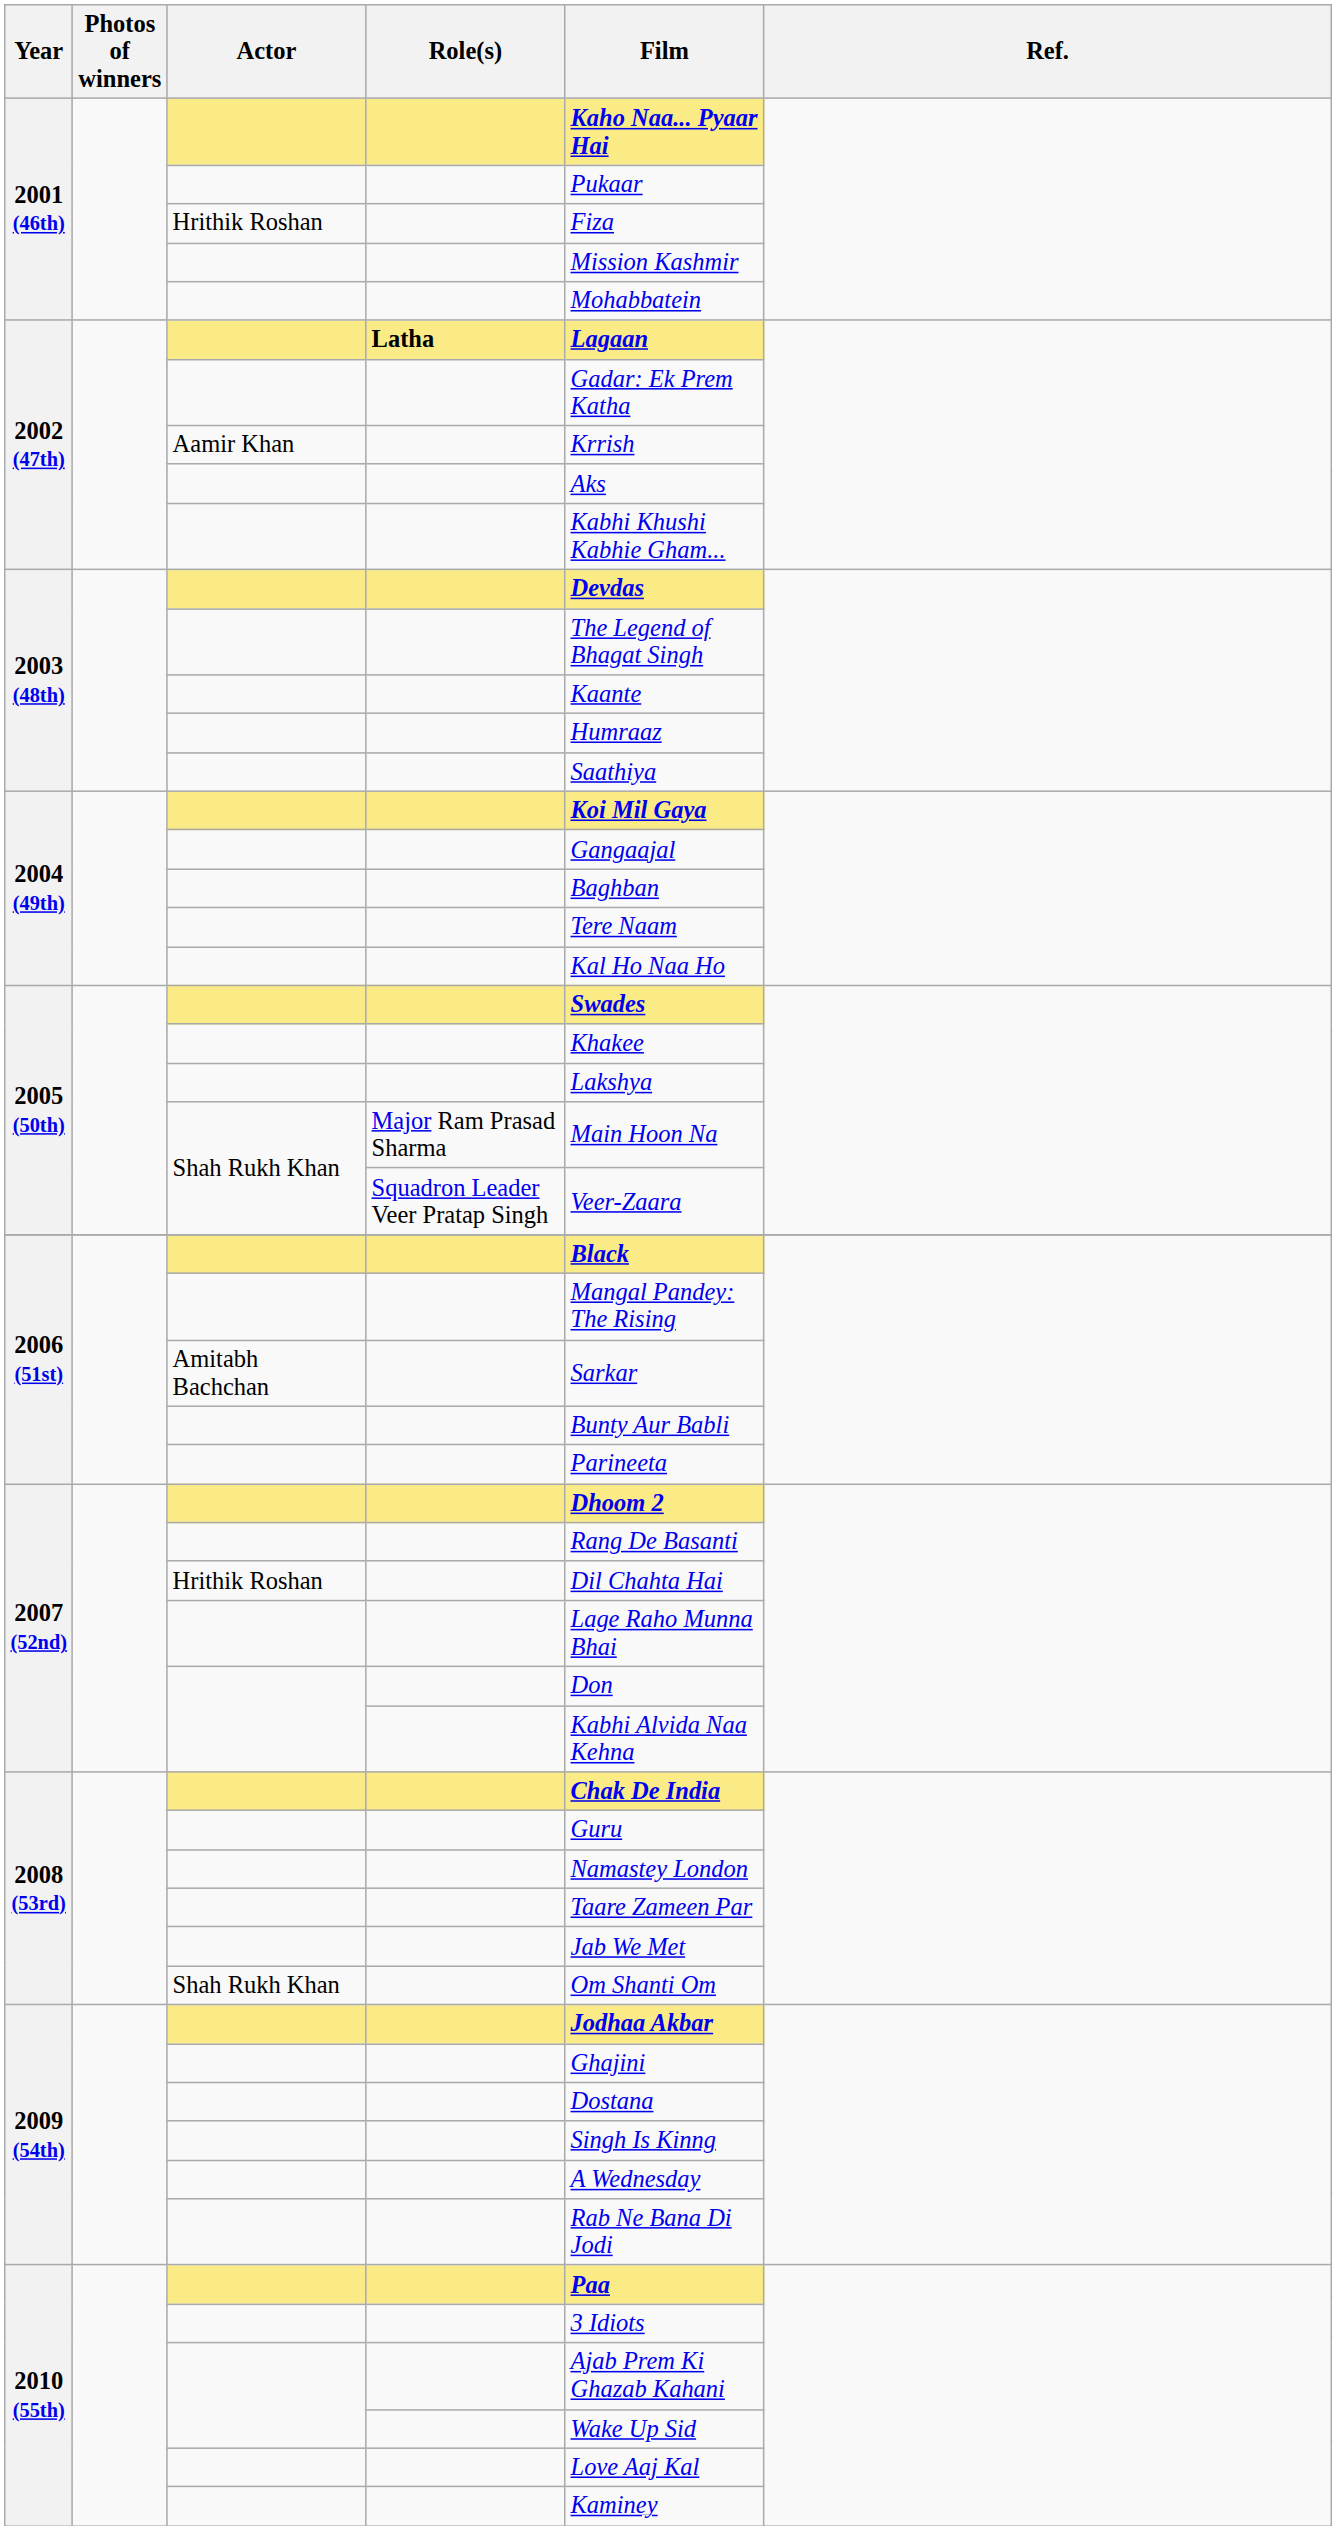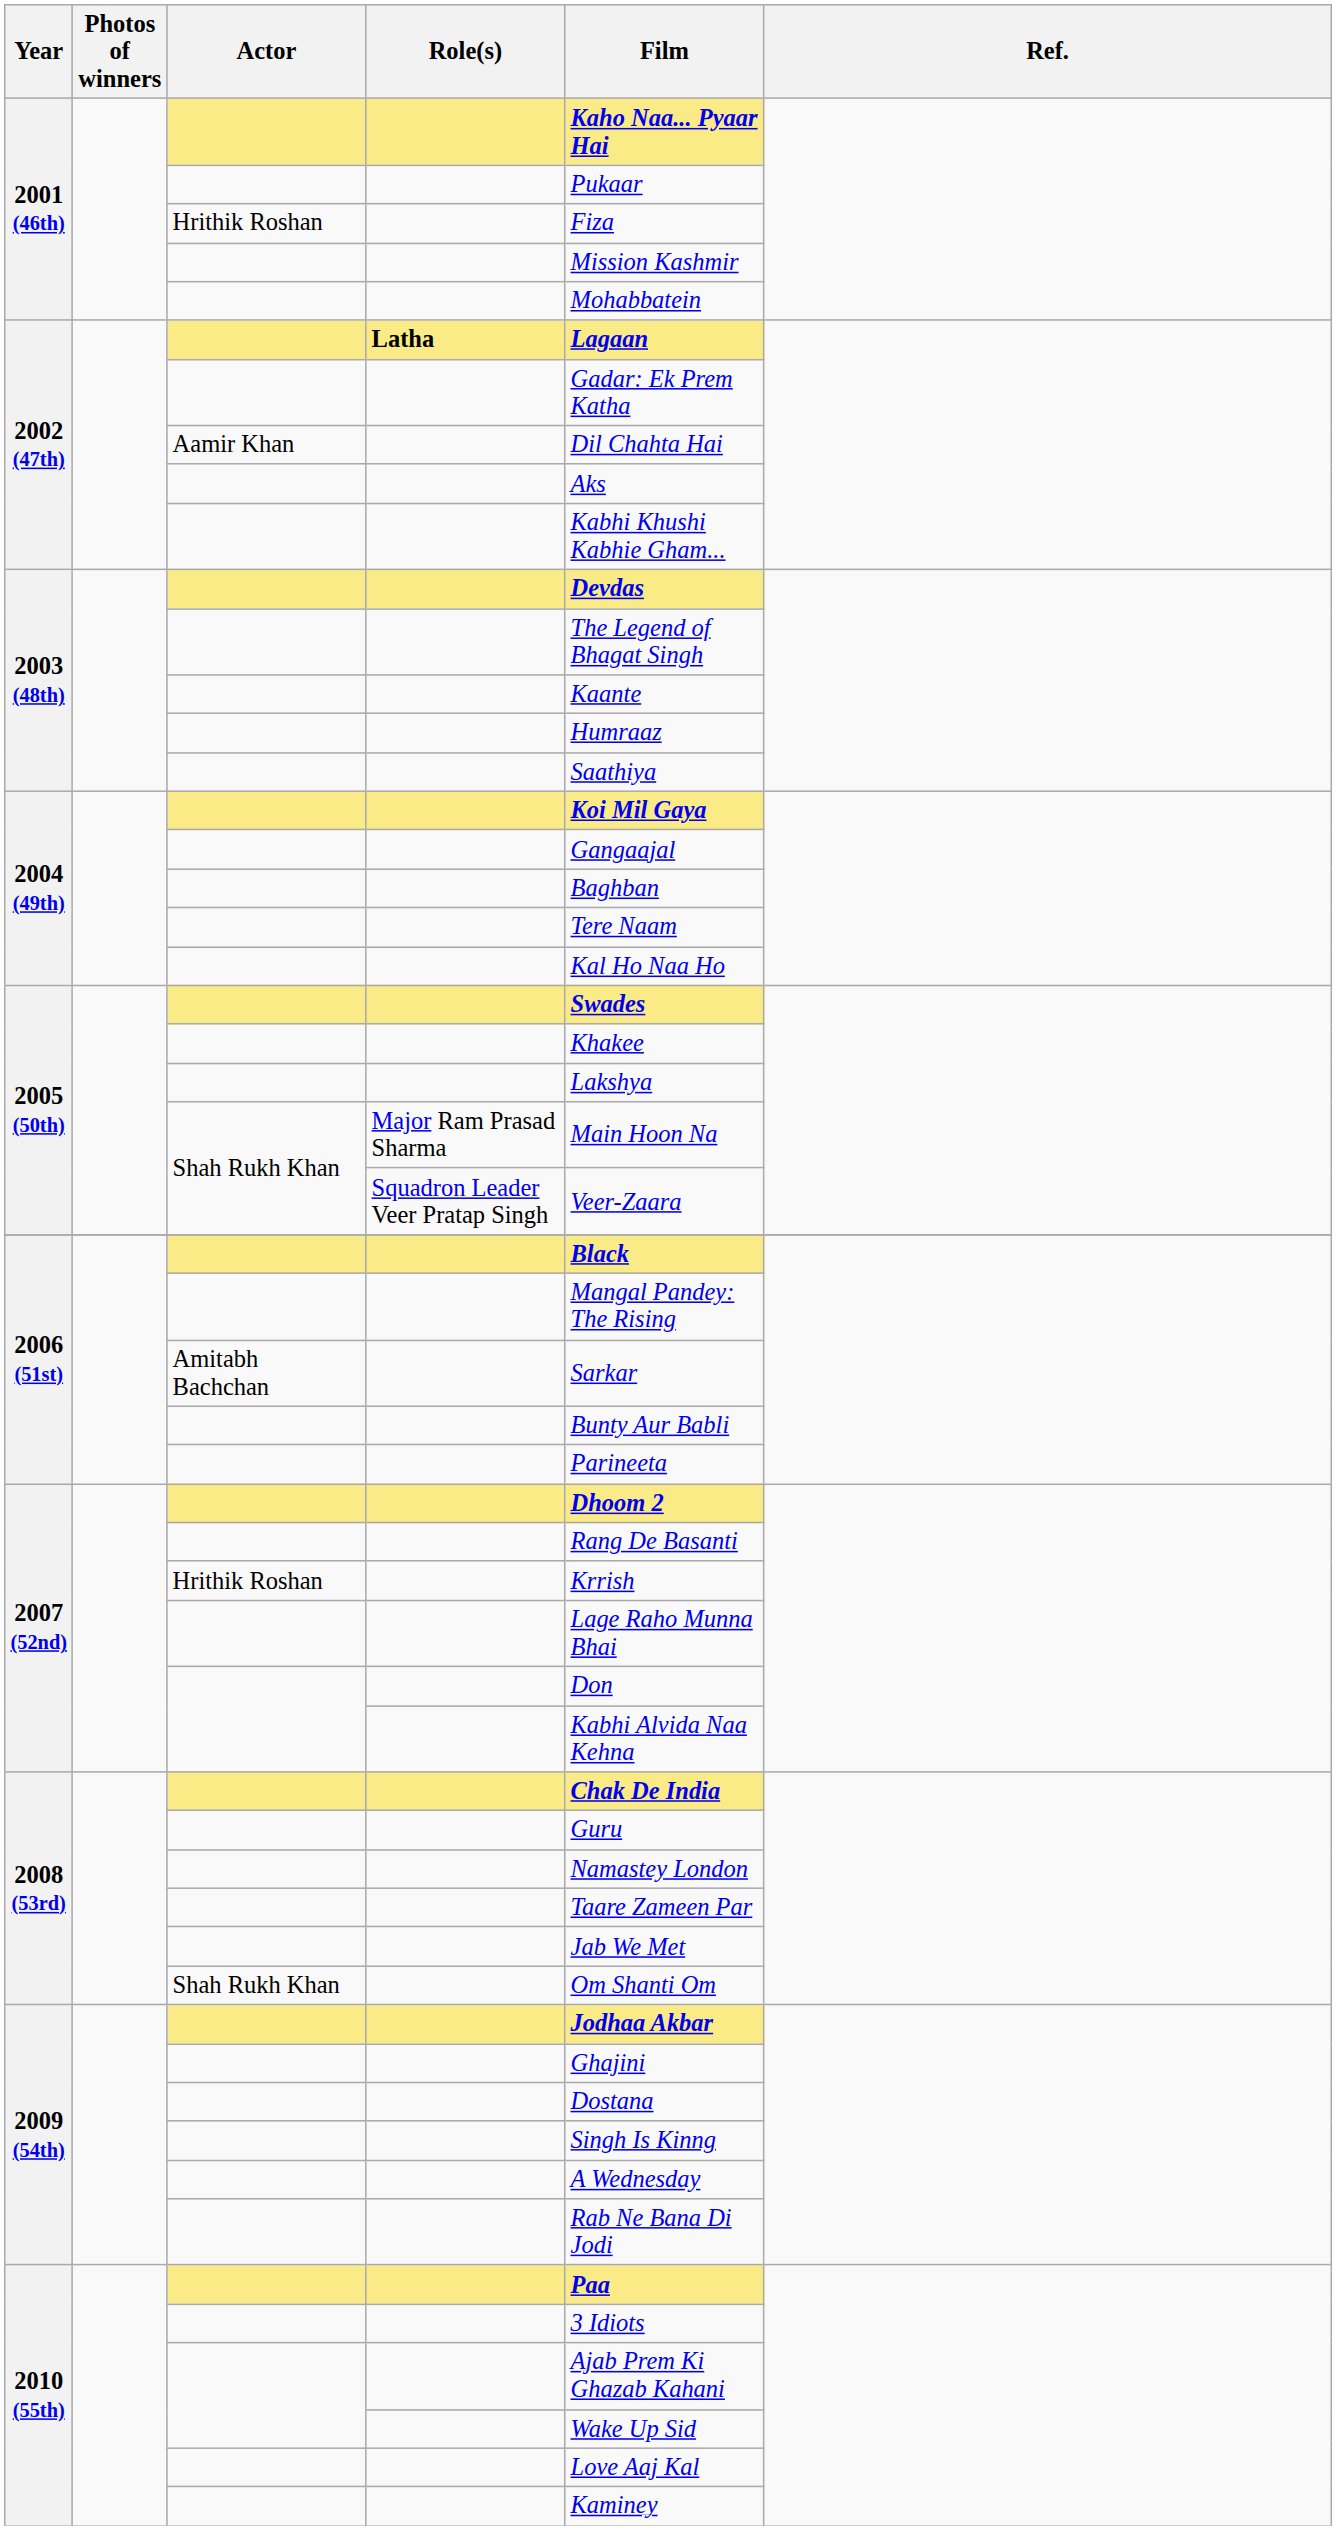(603, 444) Krrish -> (647, 444) Dil Chahta Hai
(647, 1580) Dil Chahta Hai -> (603, 1580) Krrish
